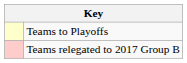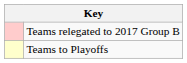rows swapped: (67, 31) <-> (103, 49)
